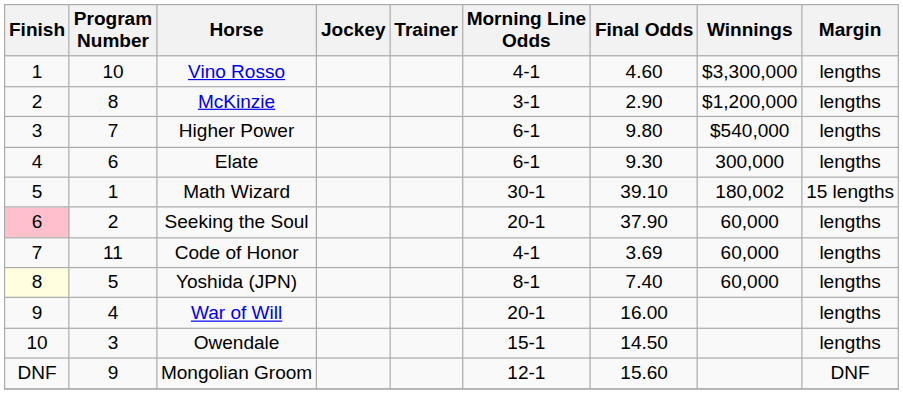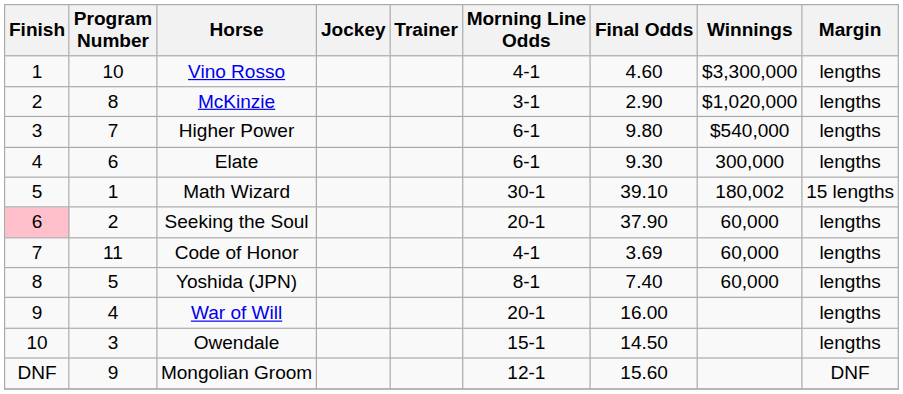(750, 101) $1,200,000 -> (750, 101) $1,020,000
(37, 282) lightyellow background -> (37, 282) no background
